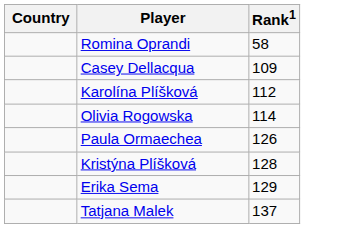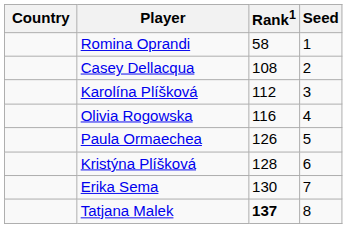+ column: (321, 18)
(265, 68) 109 -> (265, 68) 108
(264, 115) 114 -> (264, 115) 116
(265, 187) 129 -> (265, 187) 130
(265, 211) normal -> (265, 211) bold
